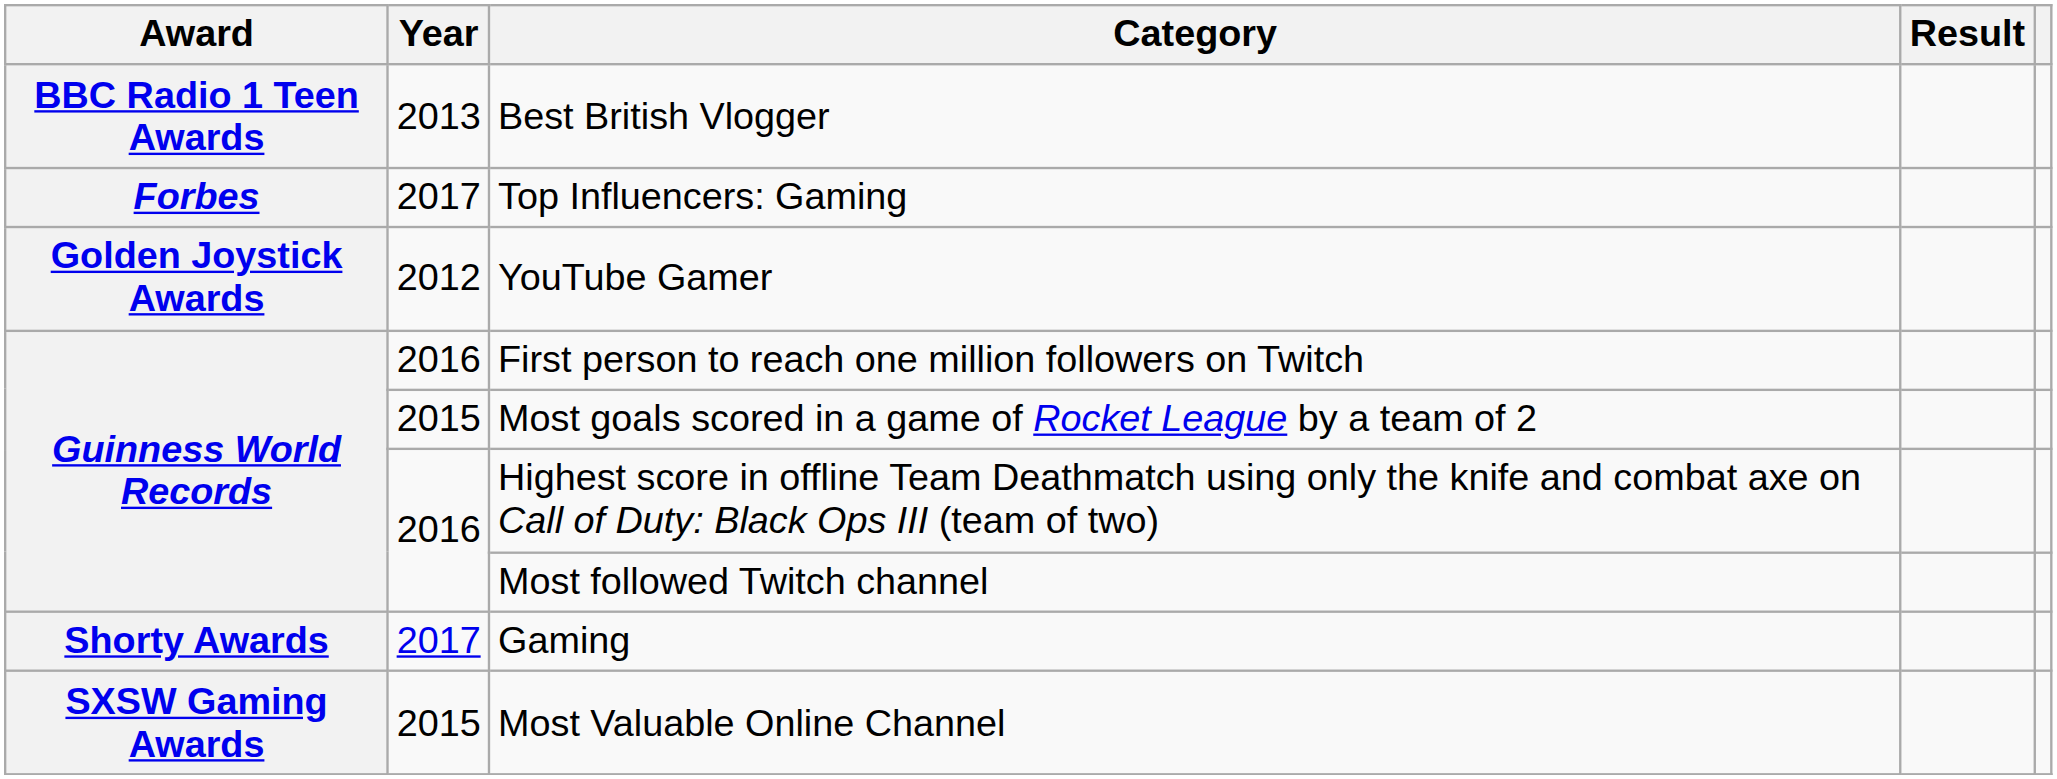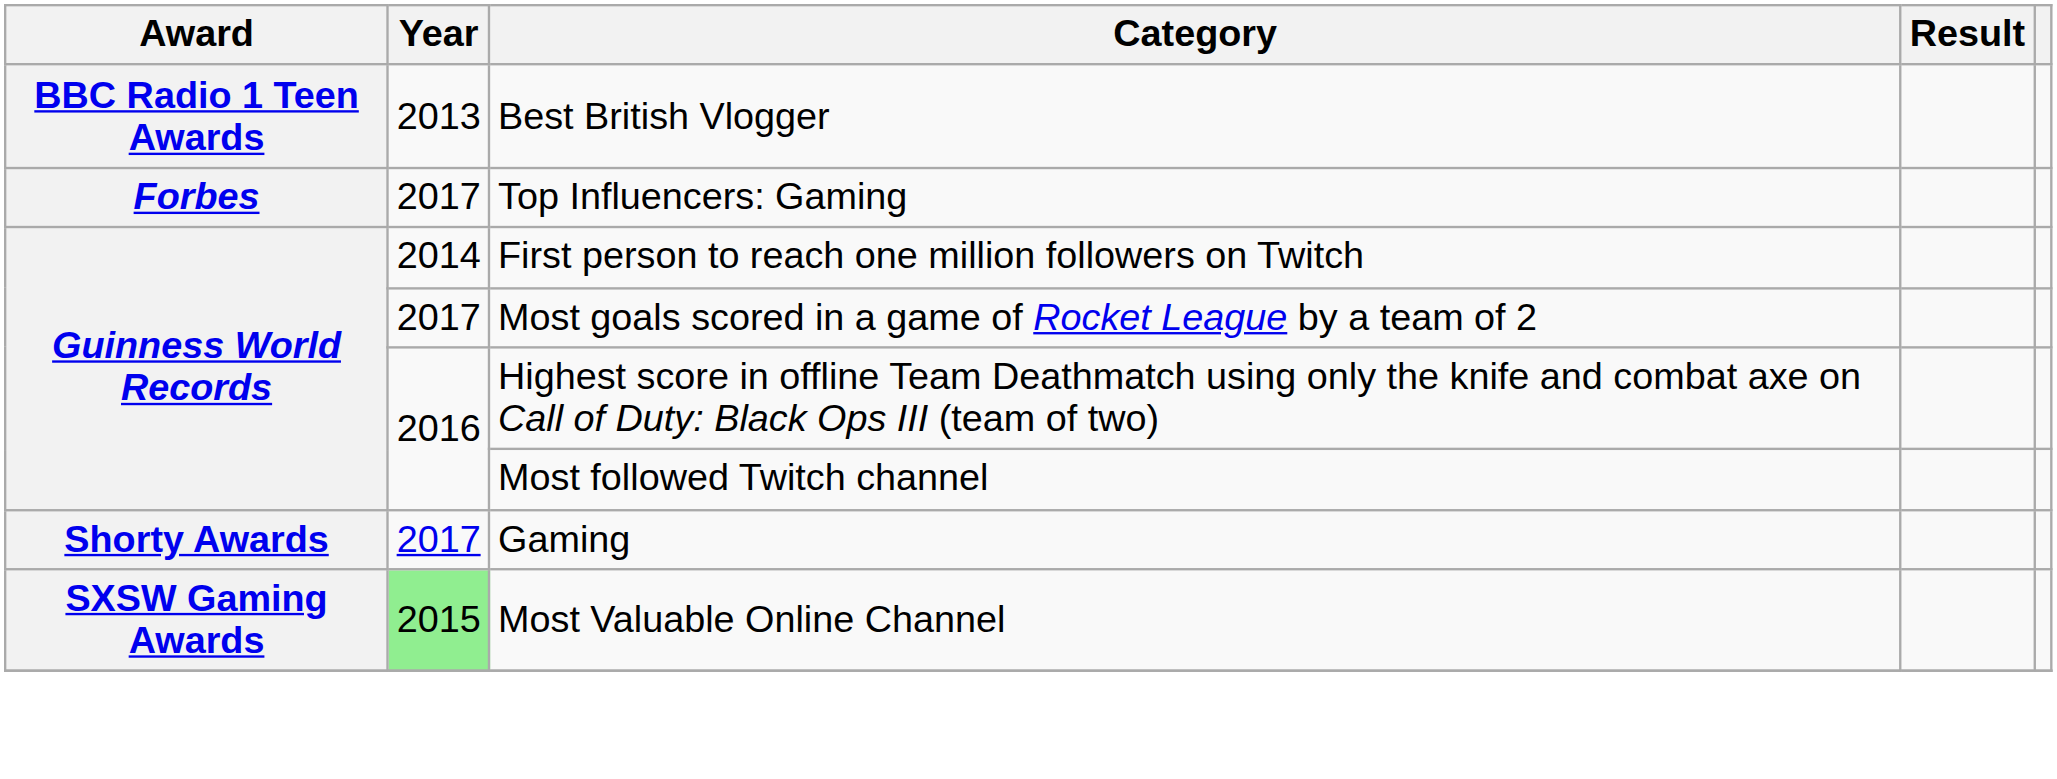- row: (635, 277)
(439, 358) 2016 -> (439, 256) 2014
(439, 418) 2015 -> (439, 316) 2017
(439, 722) no background -> (439, 619) lightgreen background
